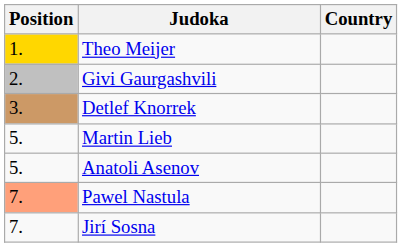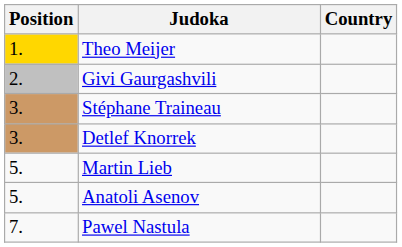+ row: (151, 108)
(16, 197) lightsalmon background -> (16, 227) no background
- row: (119, 227)
